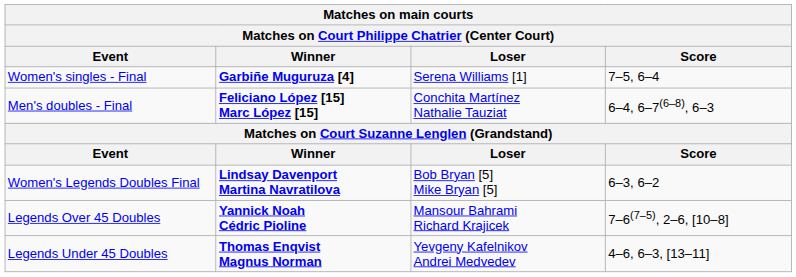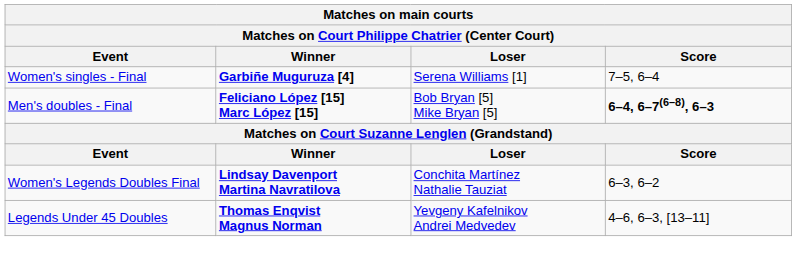(467, 105) Conchita Martínez Nathalie Tauziat -> (455, 105) Bob Bryan [5] Mike Bryan [5]
(661, 105) normal -> (661, 105) bold
(455, 182) Bob Bryan [5] Mike Bryan [5] -> (467, 182) Conchita Martínez Nathalie Tauziat
- row: (84, 218)
